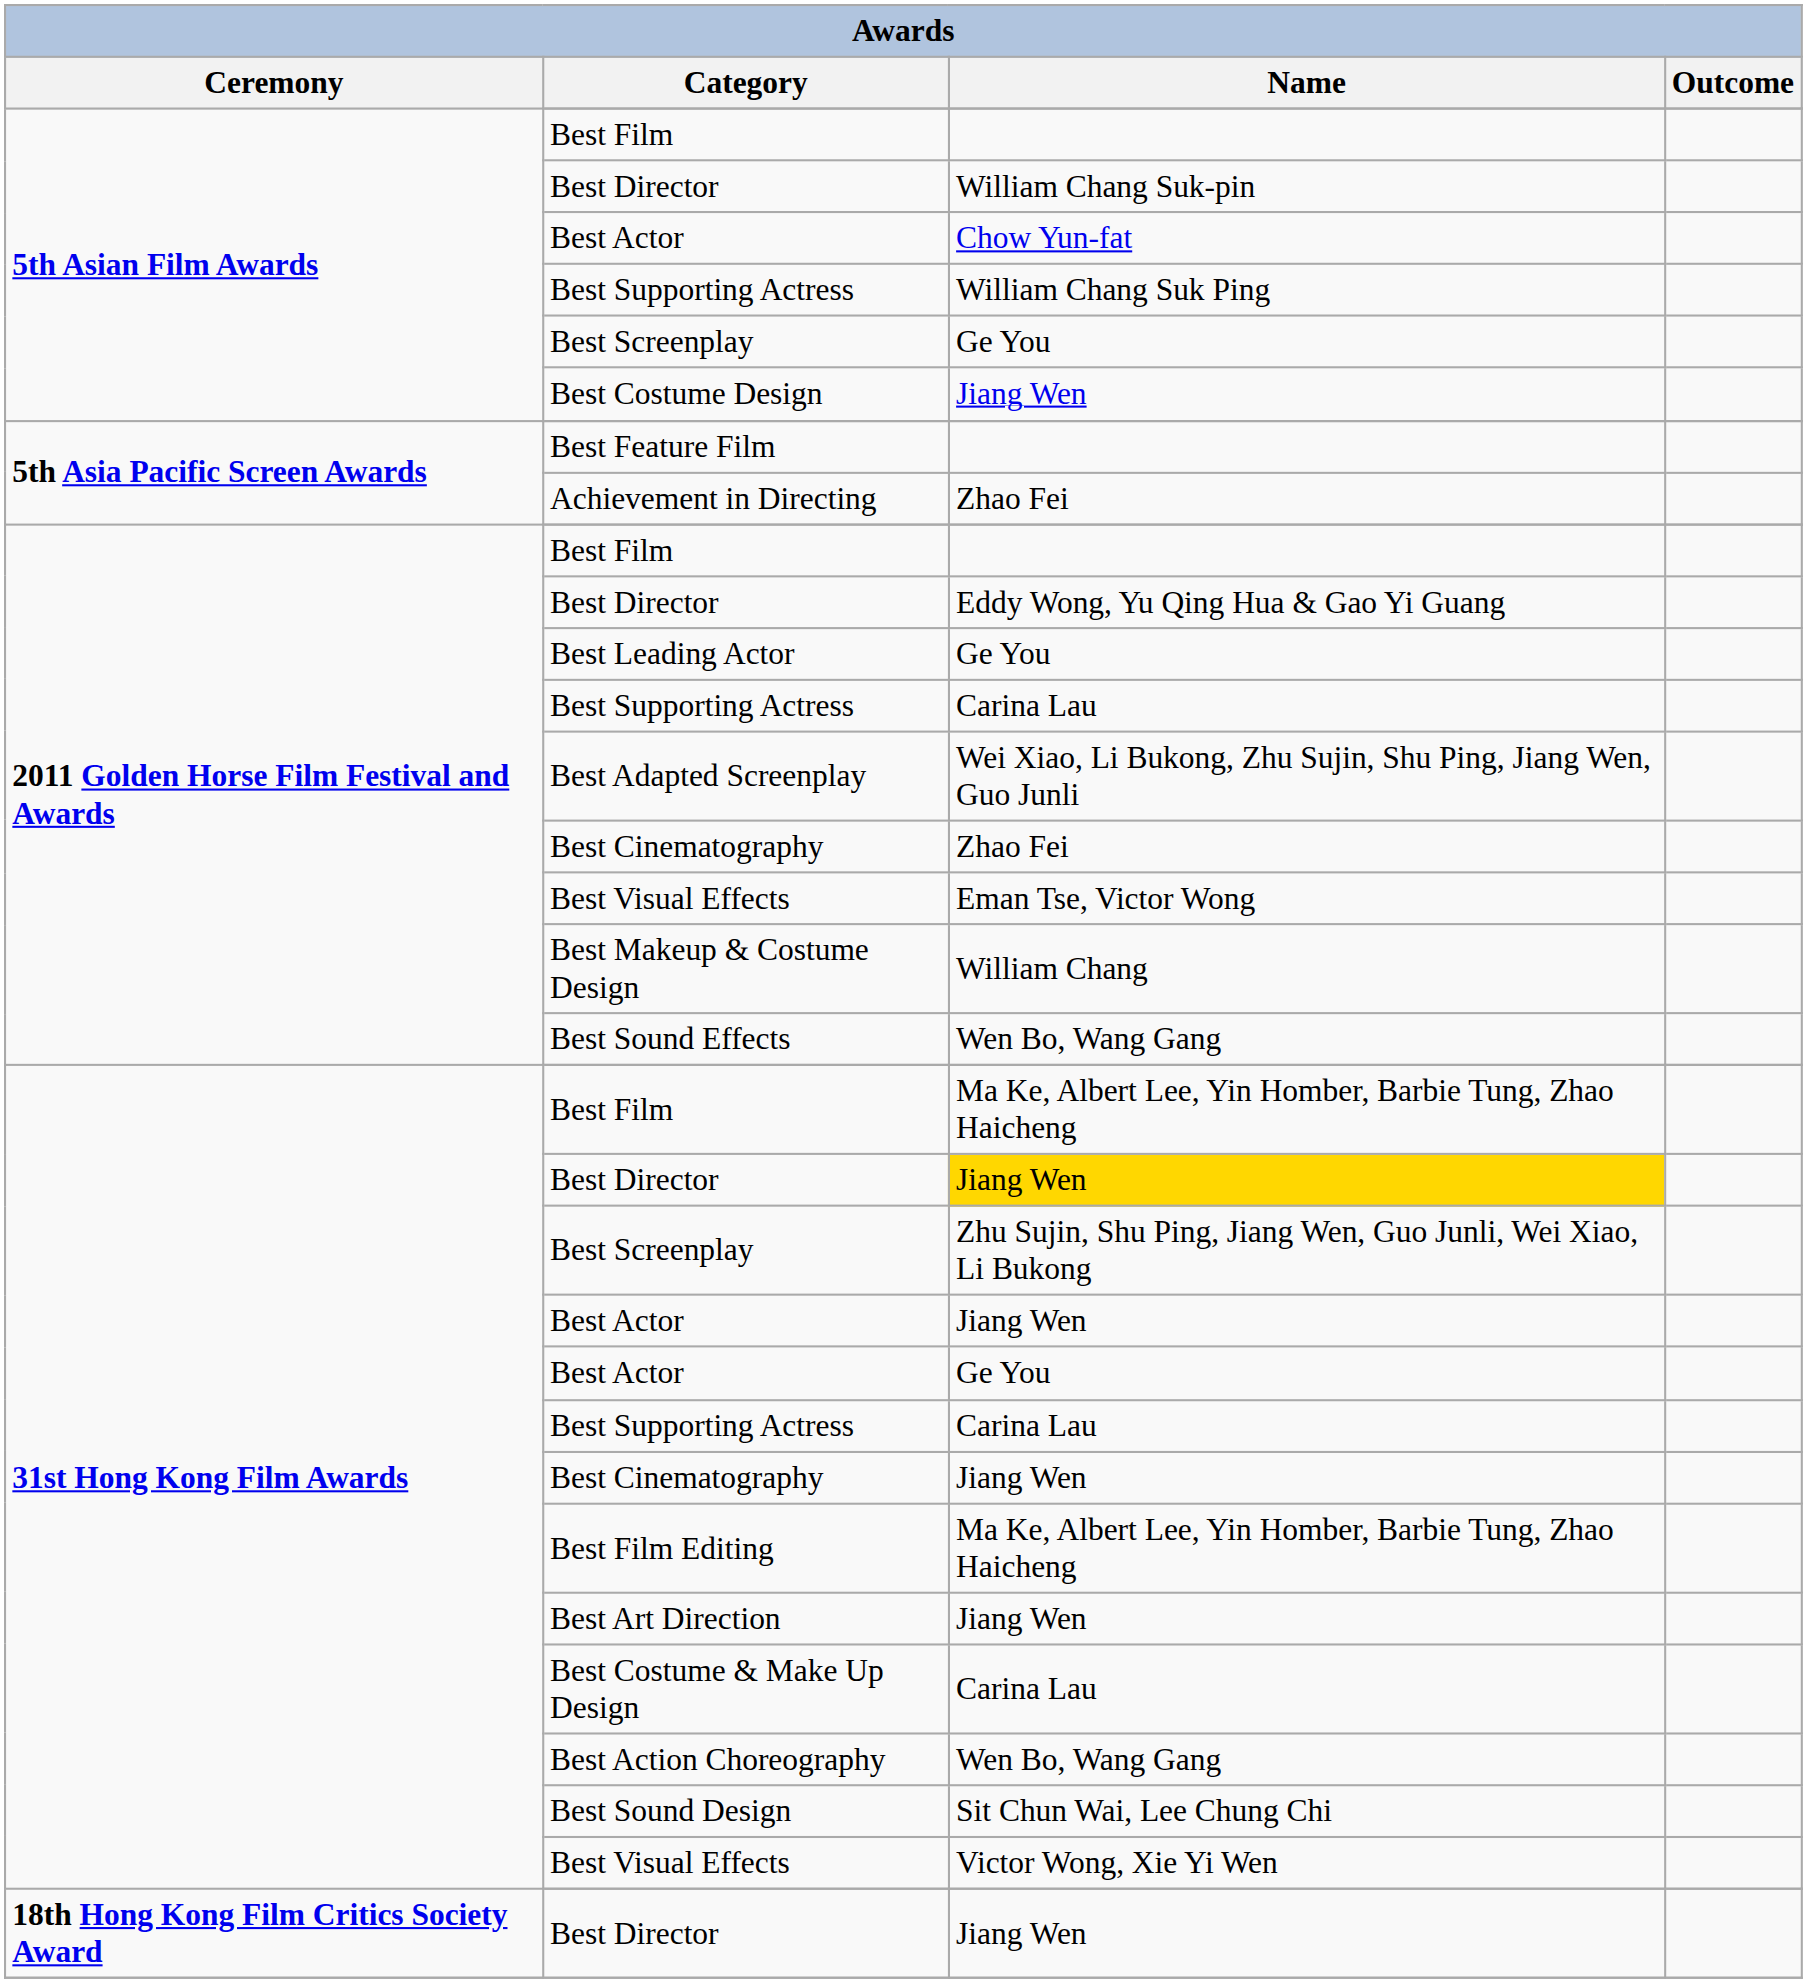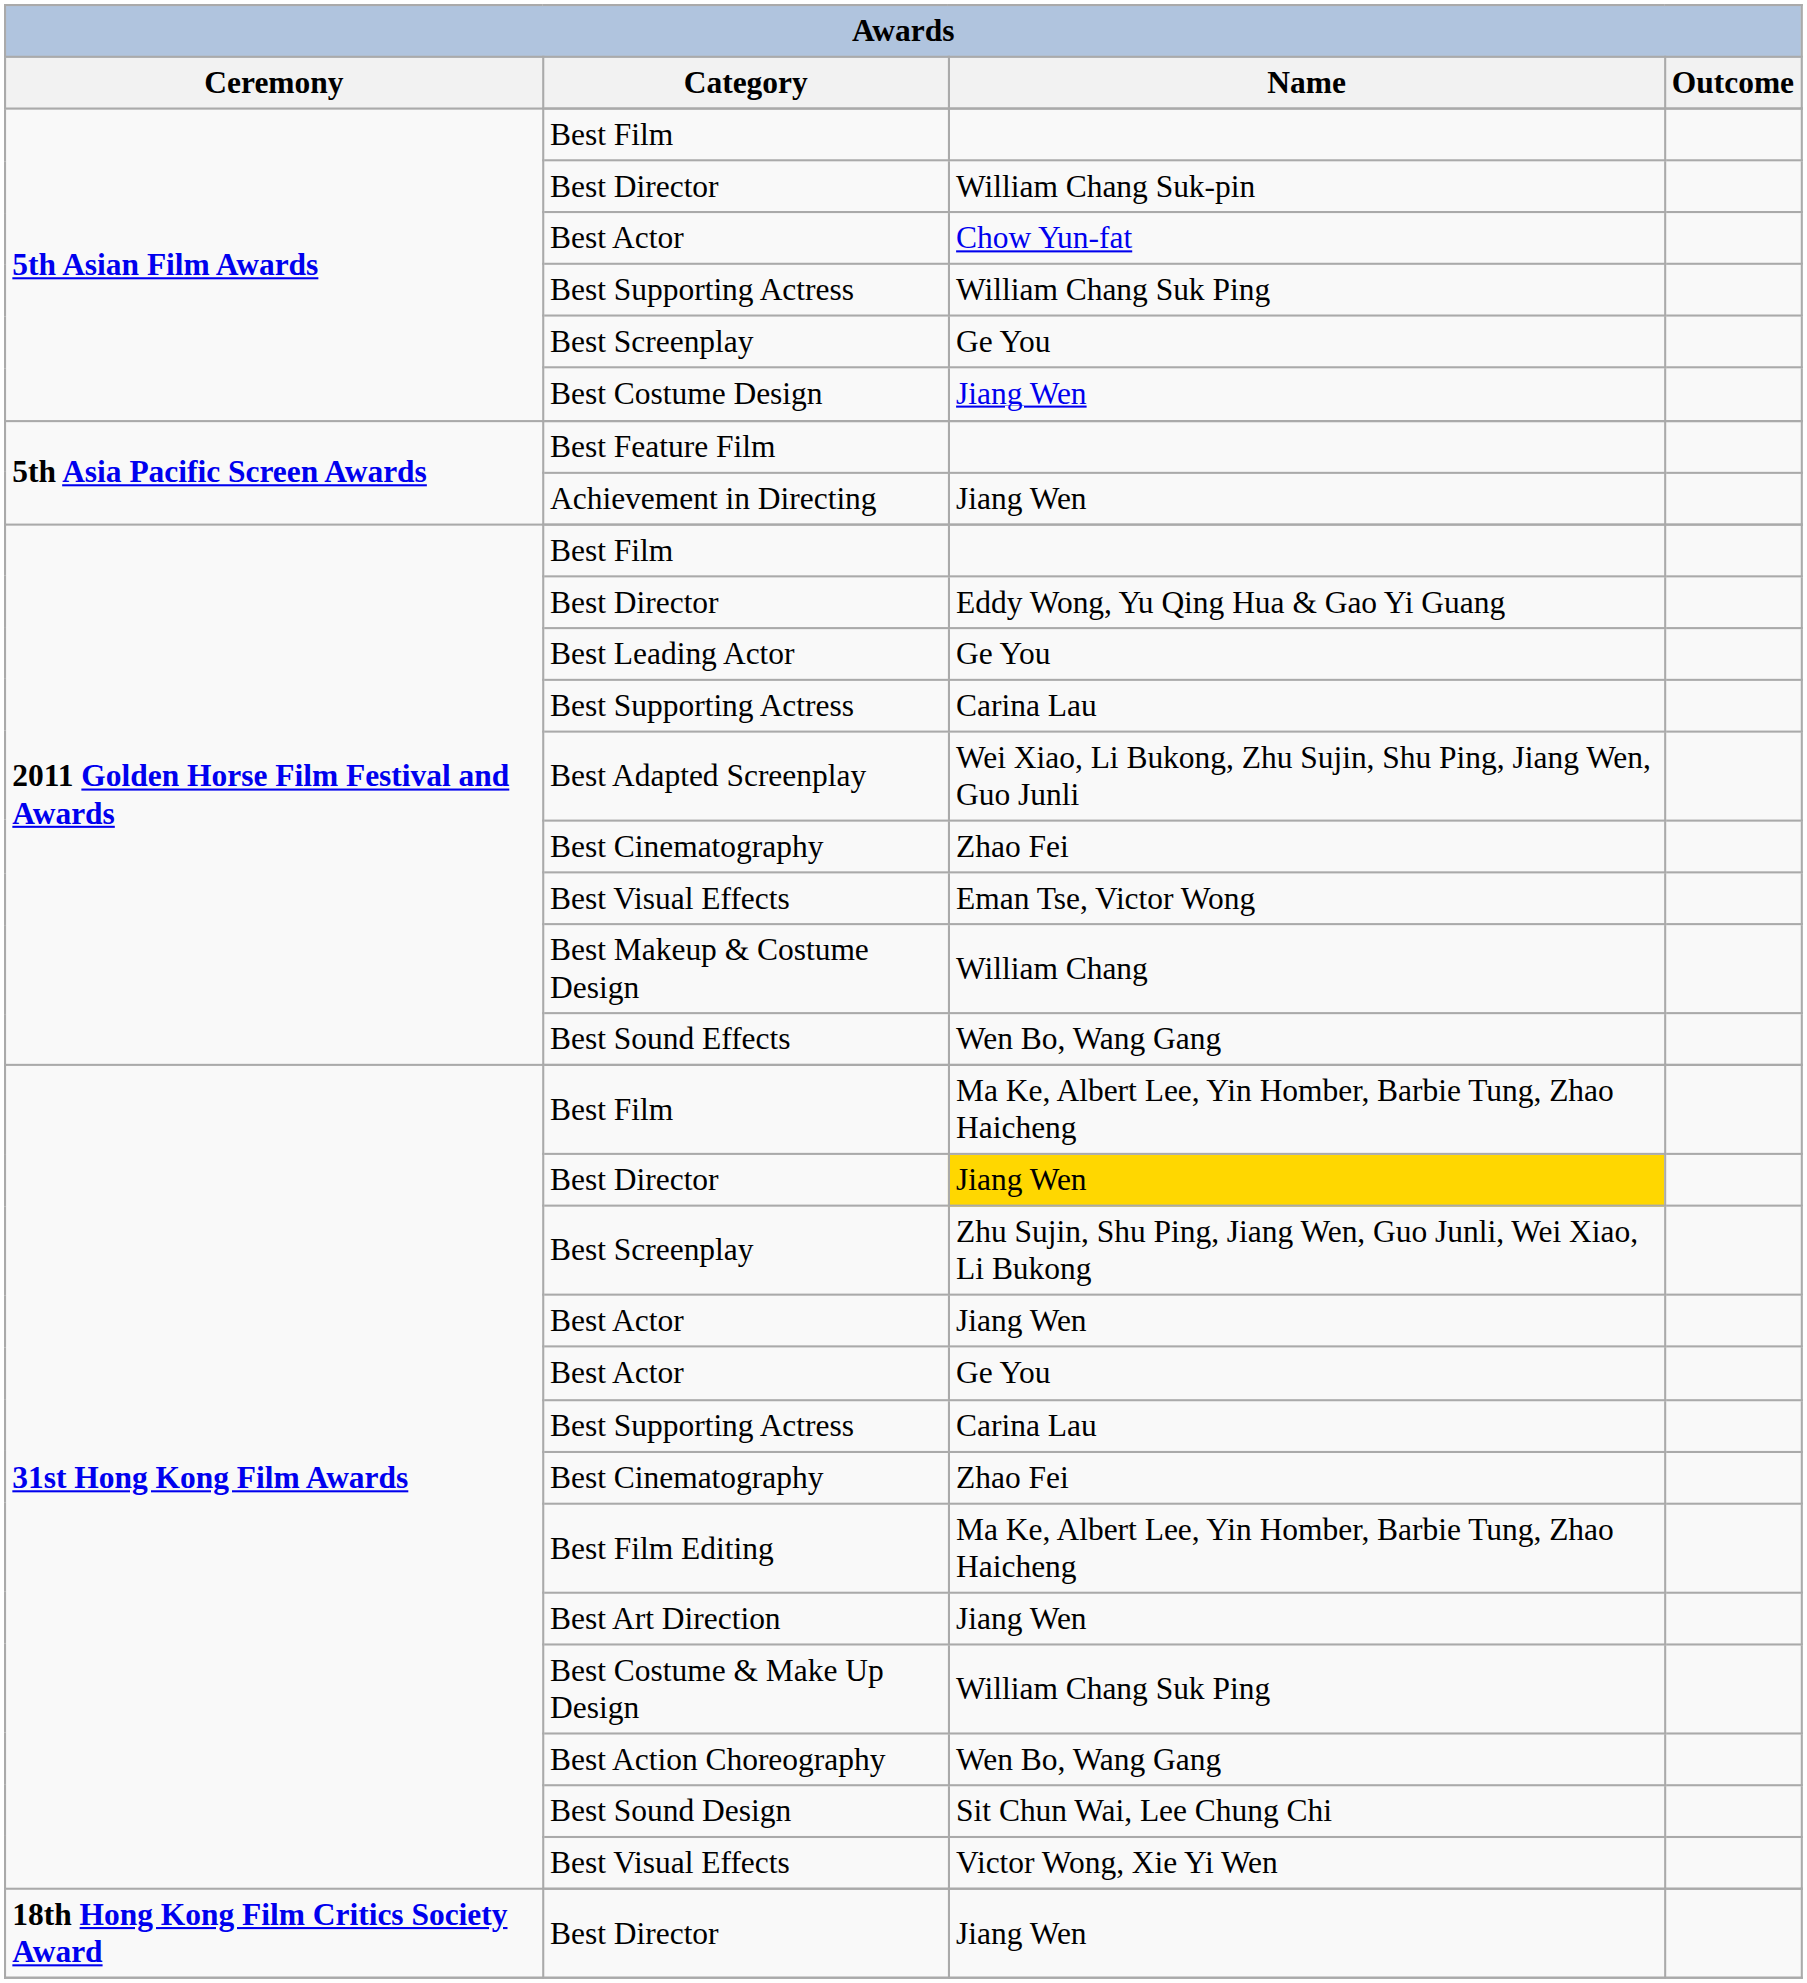(1012, 497) Zhao Fei -> (1021, 497) Jiang Wen
(1021, 1476) Jiang Wen -> (1012, 1476) Zhao Fei
(1026, 1688) Carina Lau -> (1113, 1688) William Chang Suk Ping
